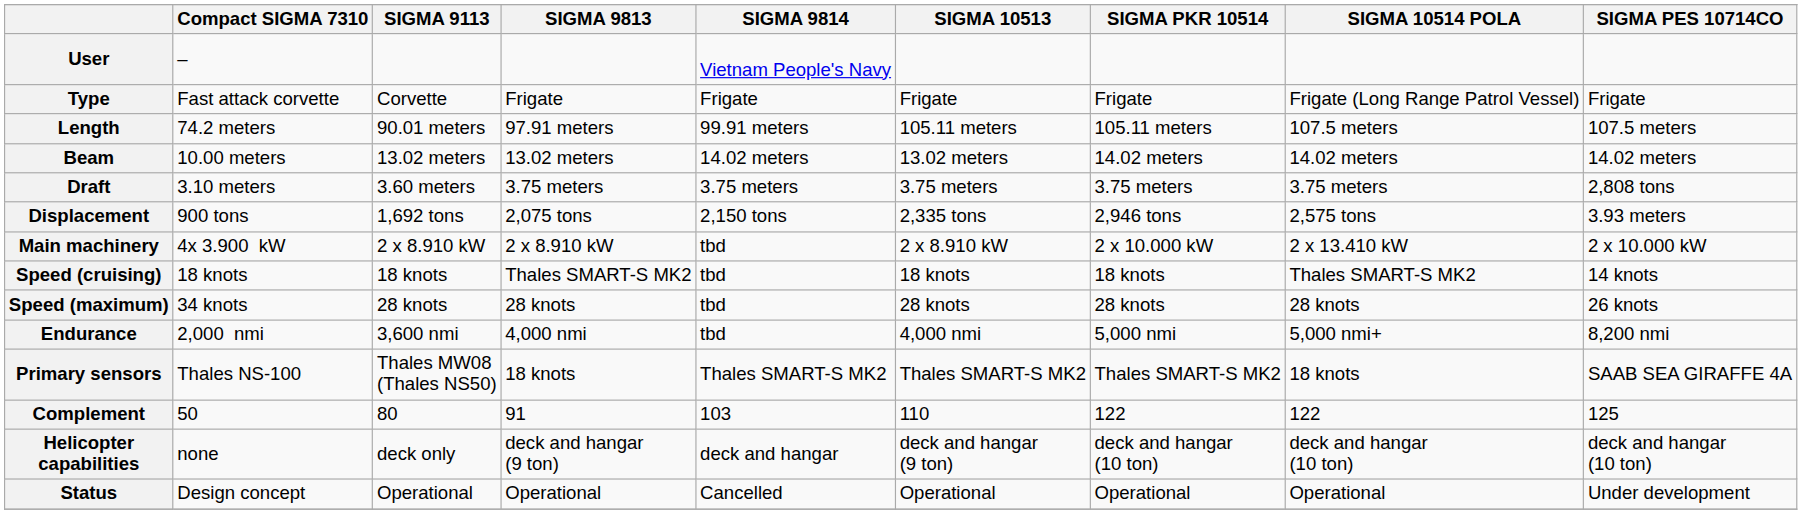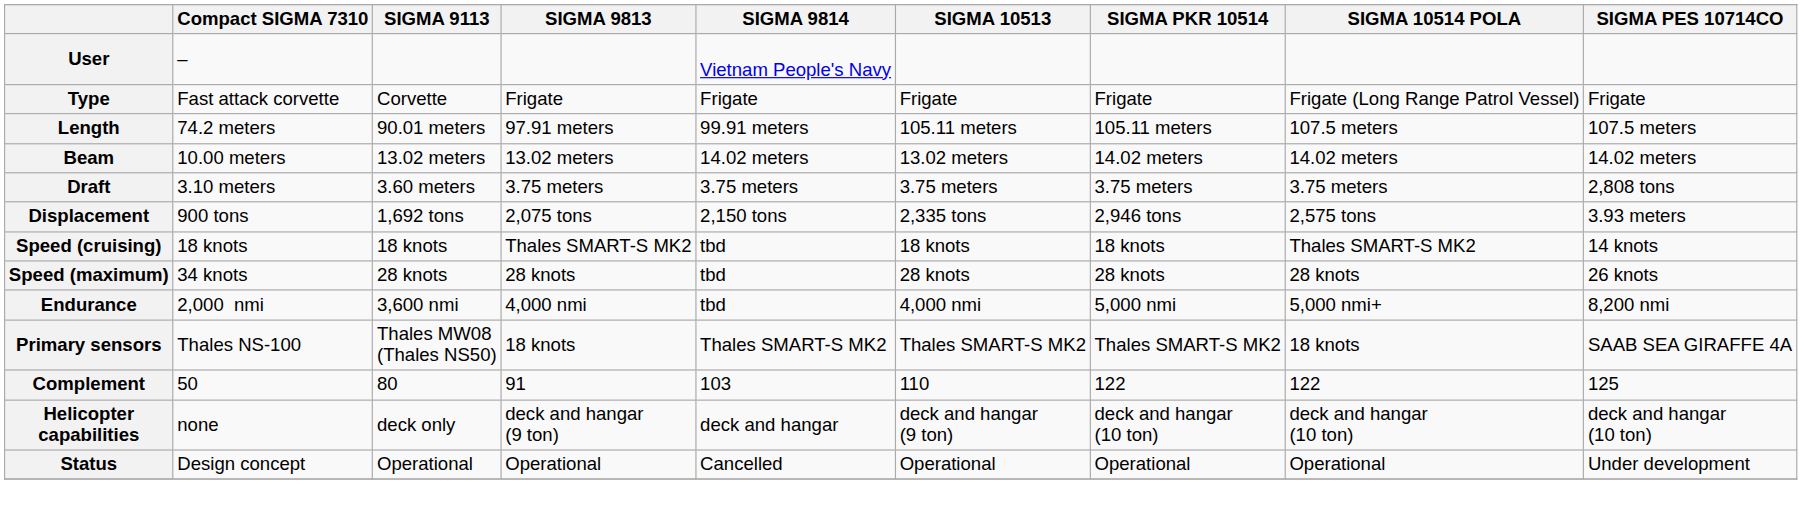- row: (89, 246)
